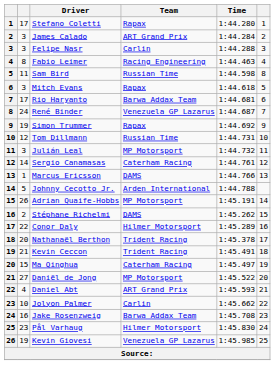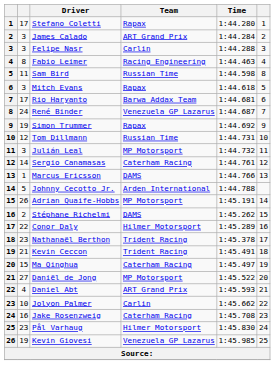(24, 239) 20 -> (24, 239) 23
(160, 316) Barwa Addax Team -> (157, 316) Caterham Racing
